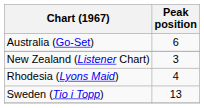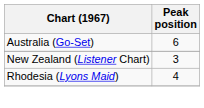- row: (55, 94)
